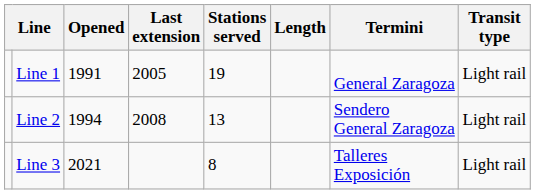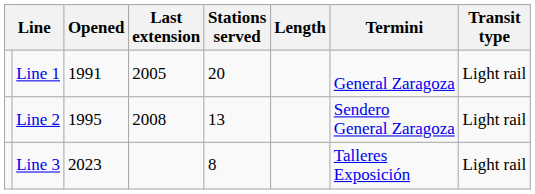(216, 73) 19 -> (216, 73) 20
(85, 119) 1994 -> (85, 119) 1995
(85, 165) 2021 -> (85, 165) 2023
